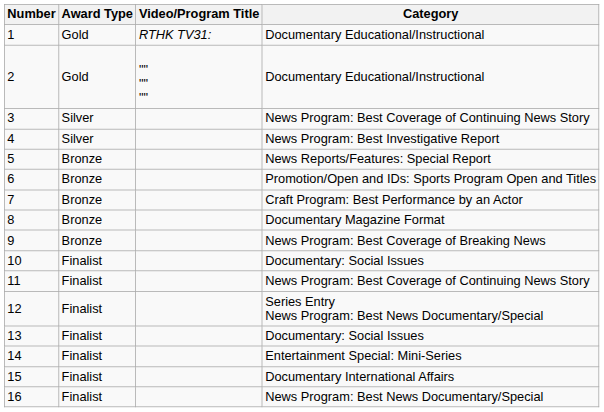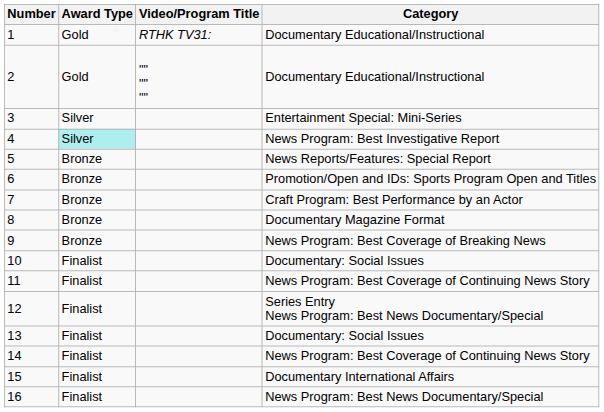(427, 118) News Program: Best Coverage of Continuing News Story -> (363, 118) Entertainment Special: Mini-Series
(78, 139) no background -> (78, 139) paleturquoise background
(363, 356) Entertainment Special: Mini-Series -> (427, 356) News Program: Best Coverage of Continuing News Story
